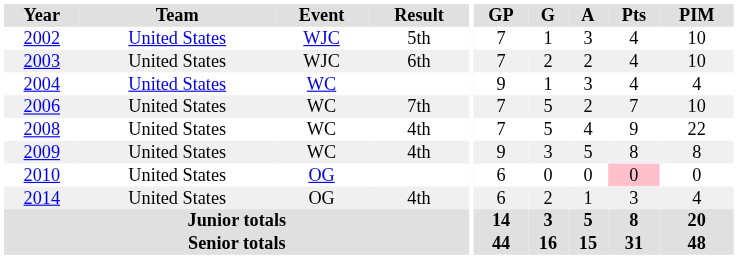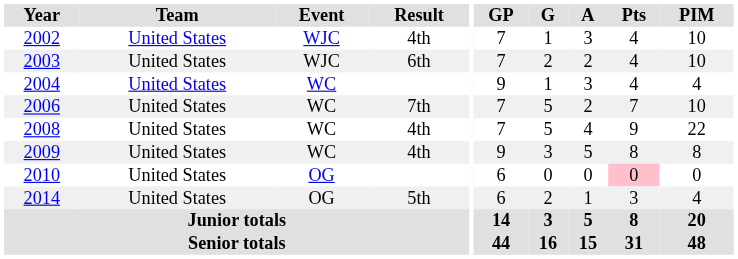(419, 38) 5th -> (419, 38) 4th
(419, 197) 4th -> (419, 197) 5th
